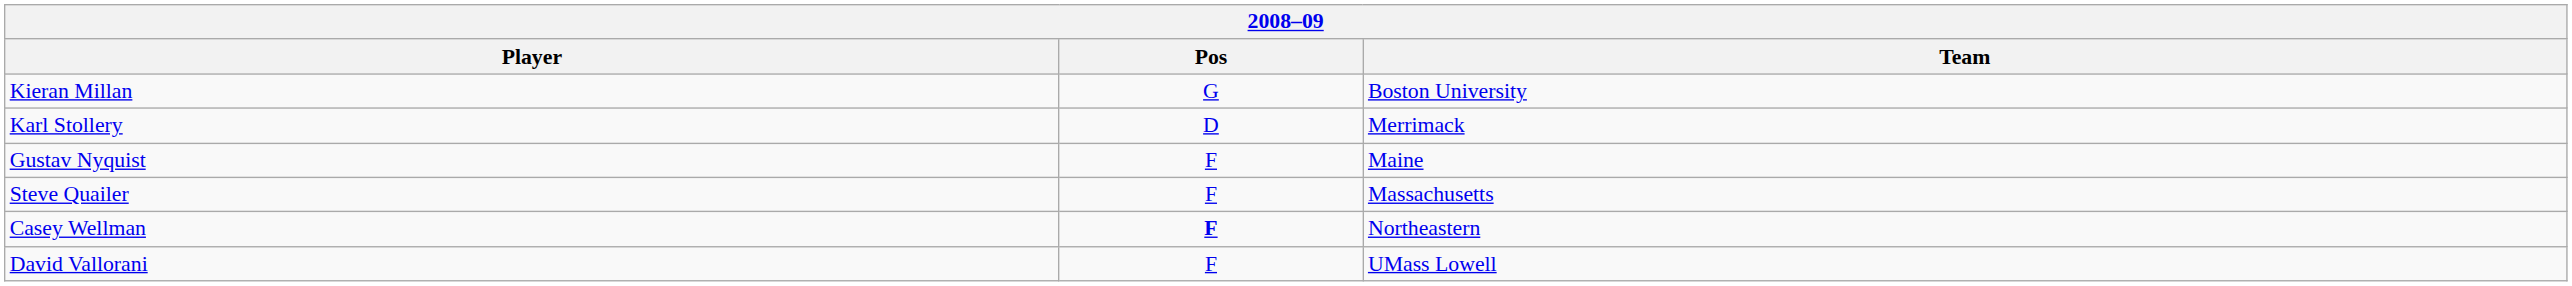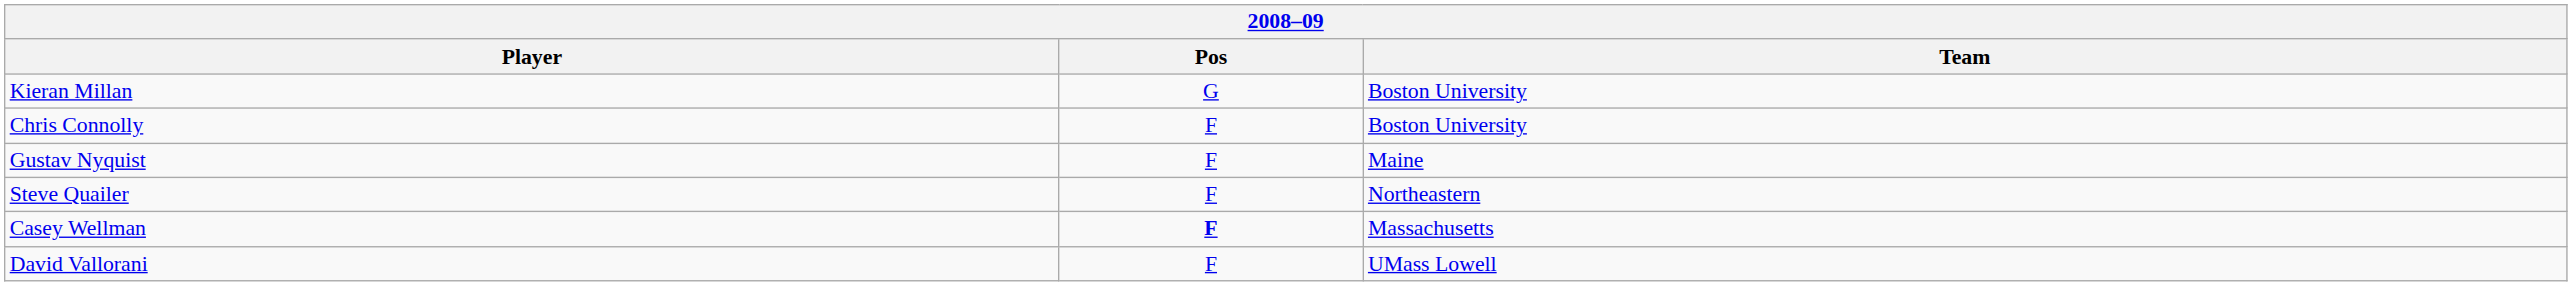- row: (66, 125)
+ row: (76, 125)
(1431, 194) Massachusetts -> (1424, 194) Northeastern
(1424, 228) Northeastern -> (1431, 228) Massachusetts
